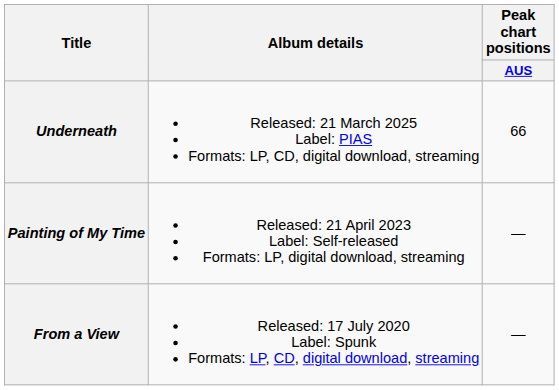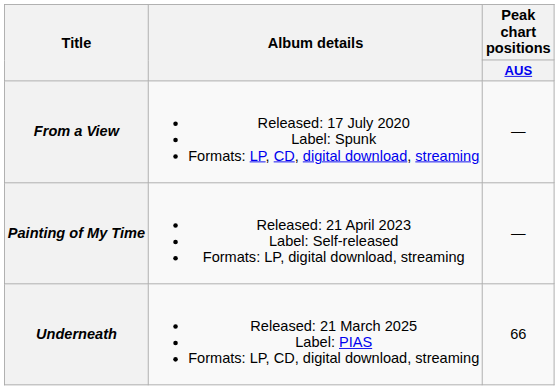rows swapped: (76, 334) <-> (76, 131)
